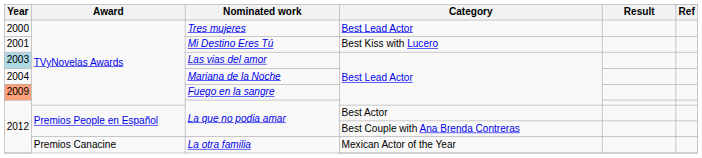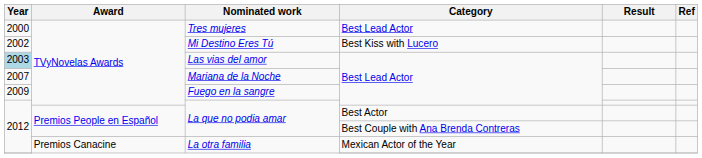(18, 44) 2001 -> (18, 44) 2002
(18, 76) 2004 -> (18, 76) 2007
(18, 92) lightsalmon background -> (18, 92) no background
